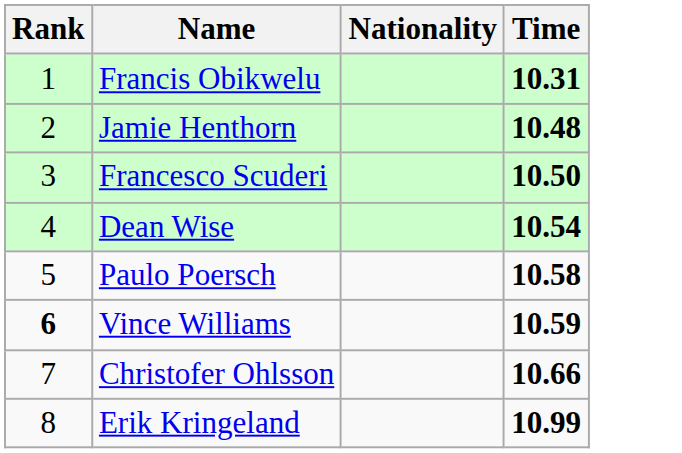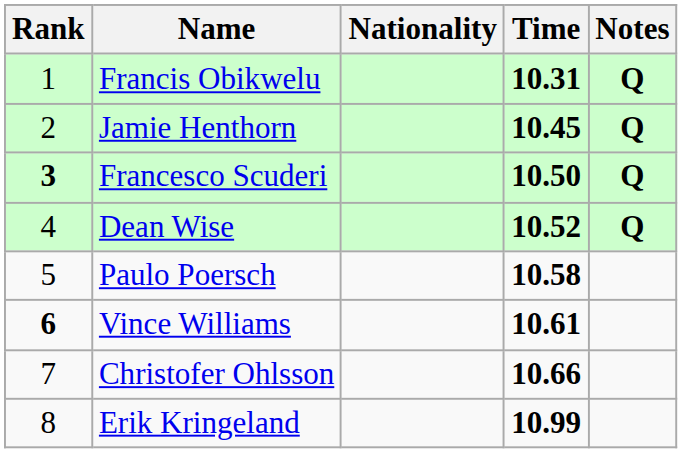+ column: (632, 29)
(546, 127) 10.48 -> (546, 127) 10.45
(48, 176) normal -> (48, 176) bold
(546, 226) 10.54 -> (546, 226) 10.52
(546, 324) 10.59 -> (546, 324) 10.61
